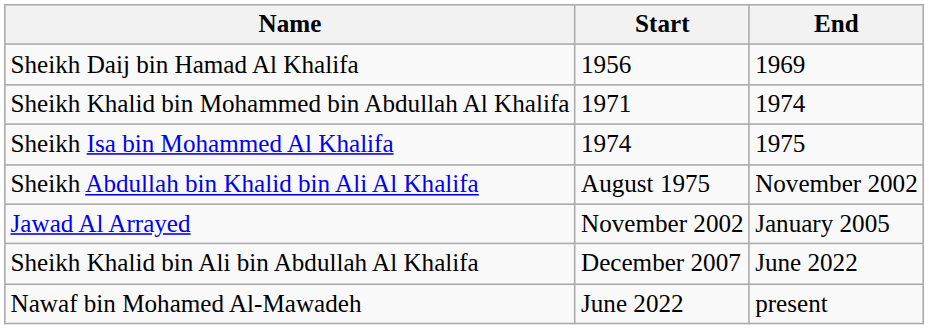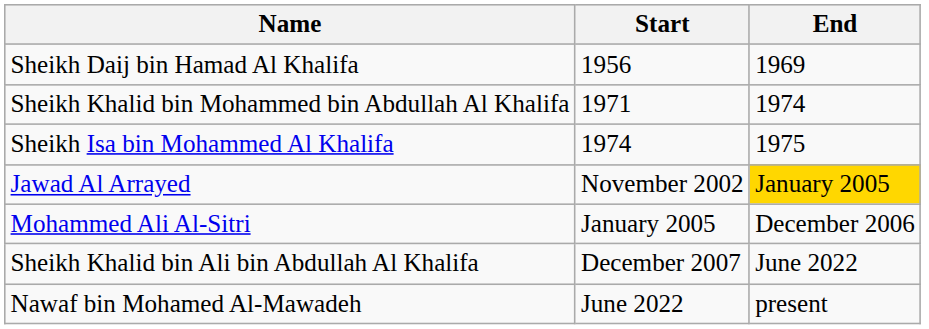- row: (245, 183)
(822, 223) no background -> (822, 183) gold background
+ row: (131, 223)
